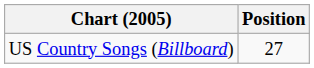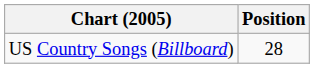(274, 48) 27 -> (274, 48) 28
